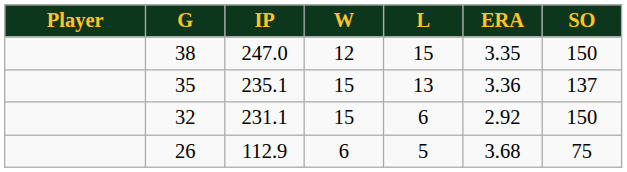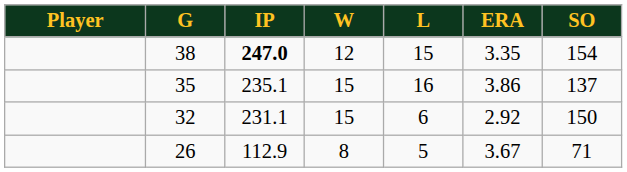(265, 53) normal -> (265, 53) bold
(582, 53) 150 -> (582, 53) 154
(423, 85) 13 -> (423, 85) 16
(503, 85) 3.36 -> (503, 85) 3.86
(344, 150) 6 -> (344, 150) 8
(503, 150) 3.68 -> (503, 150) 3.67
(582, 150) 75 -> (582, 150) 71
